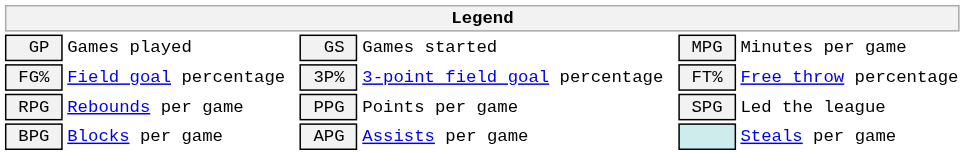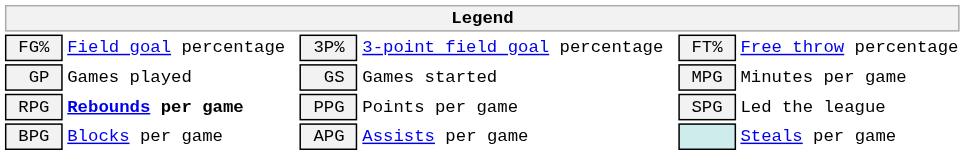rows swapped: (29, 48) <-> (34, 77)
(155, 107) normal -> (155, 107) bold
